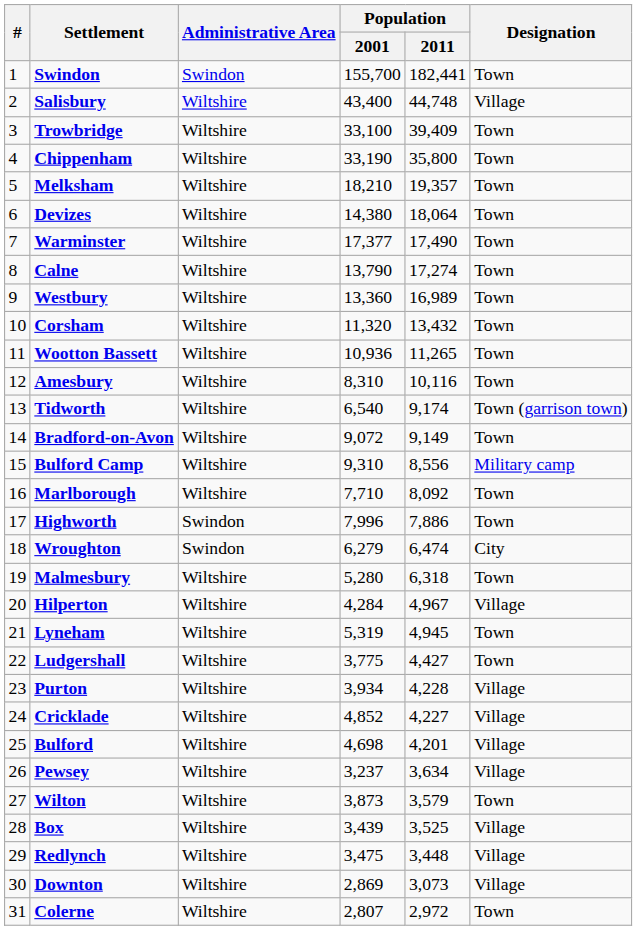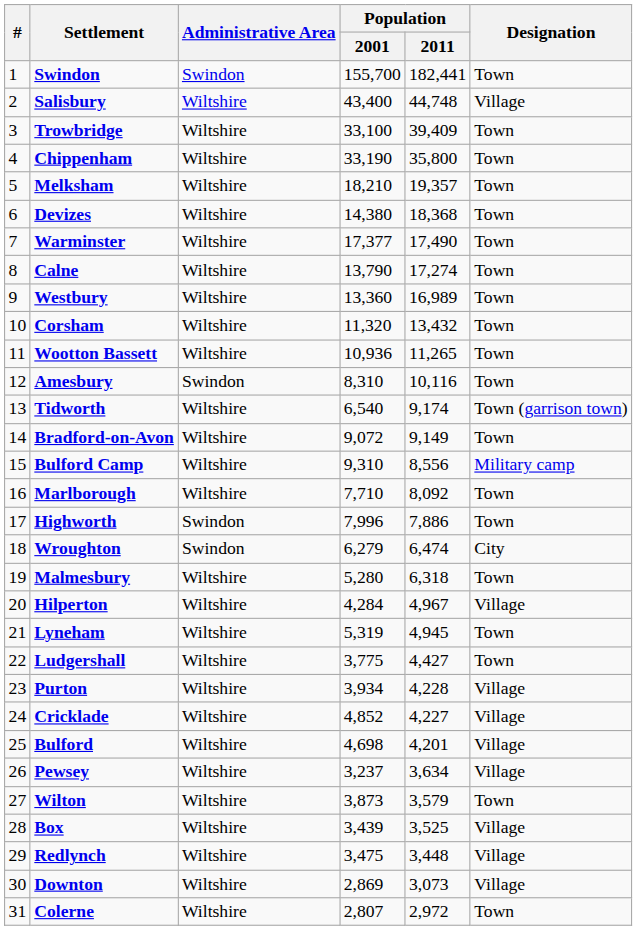(433, 213) 18,064 -> (433, 213) 18,368
(214, 381) Wiltshire -> (213, 381) Swindon
